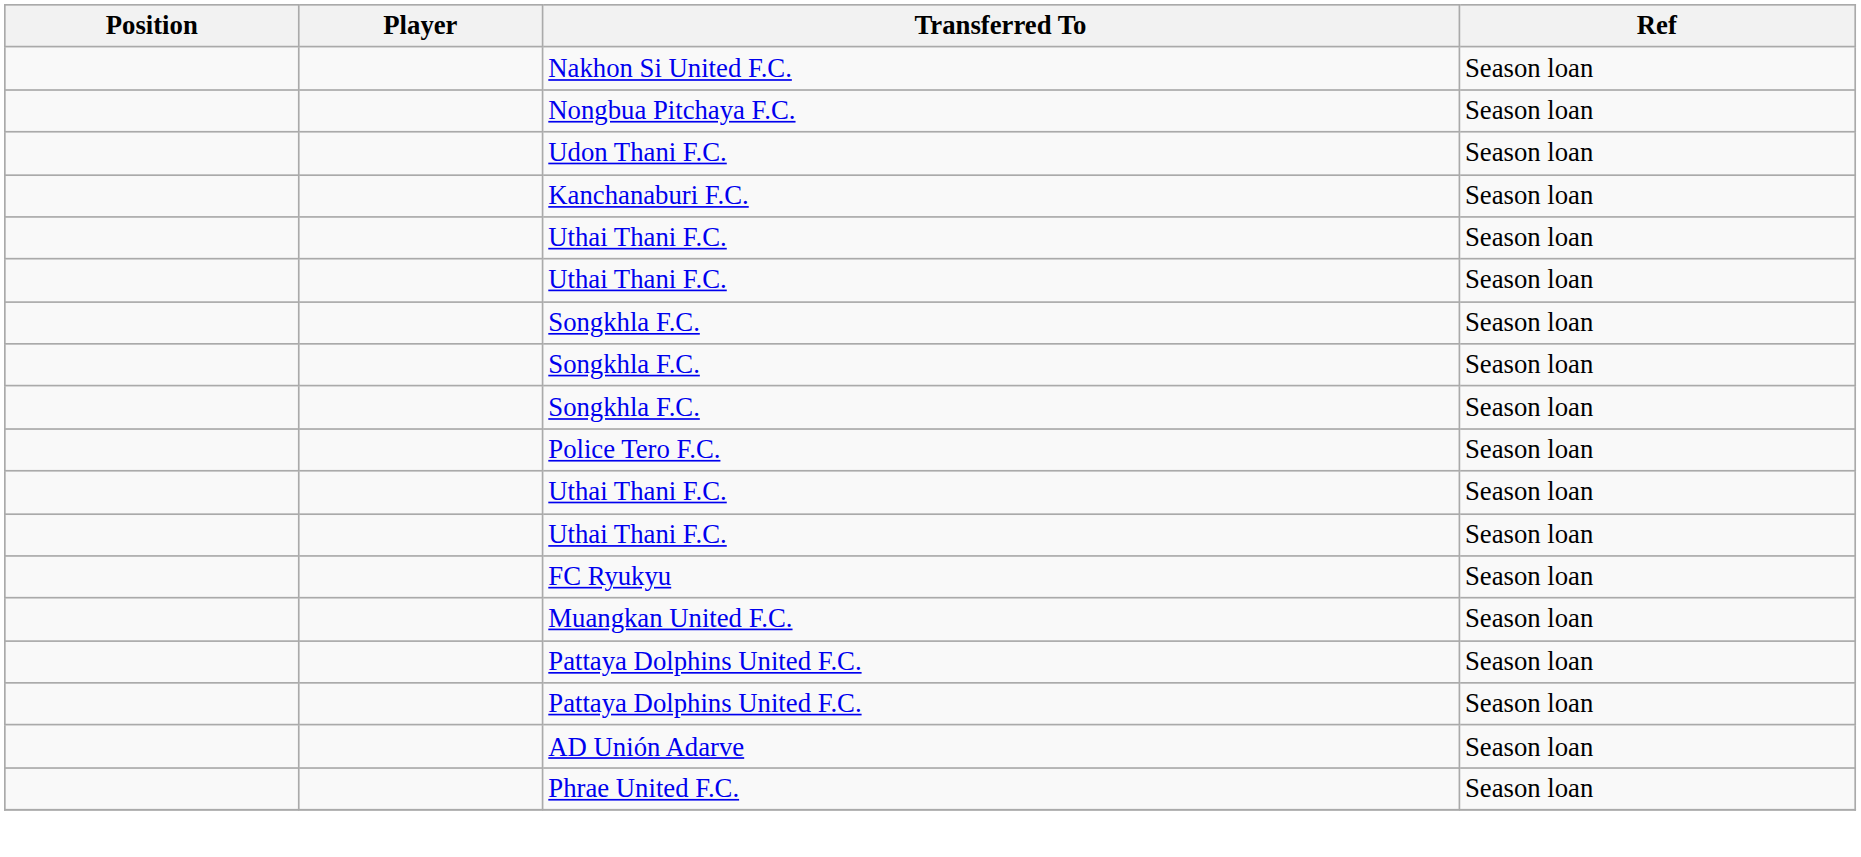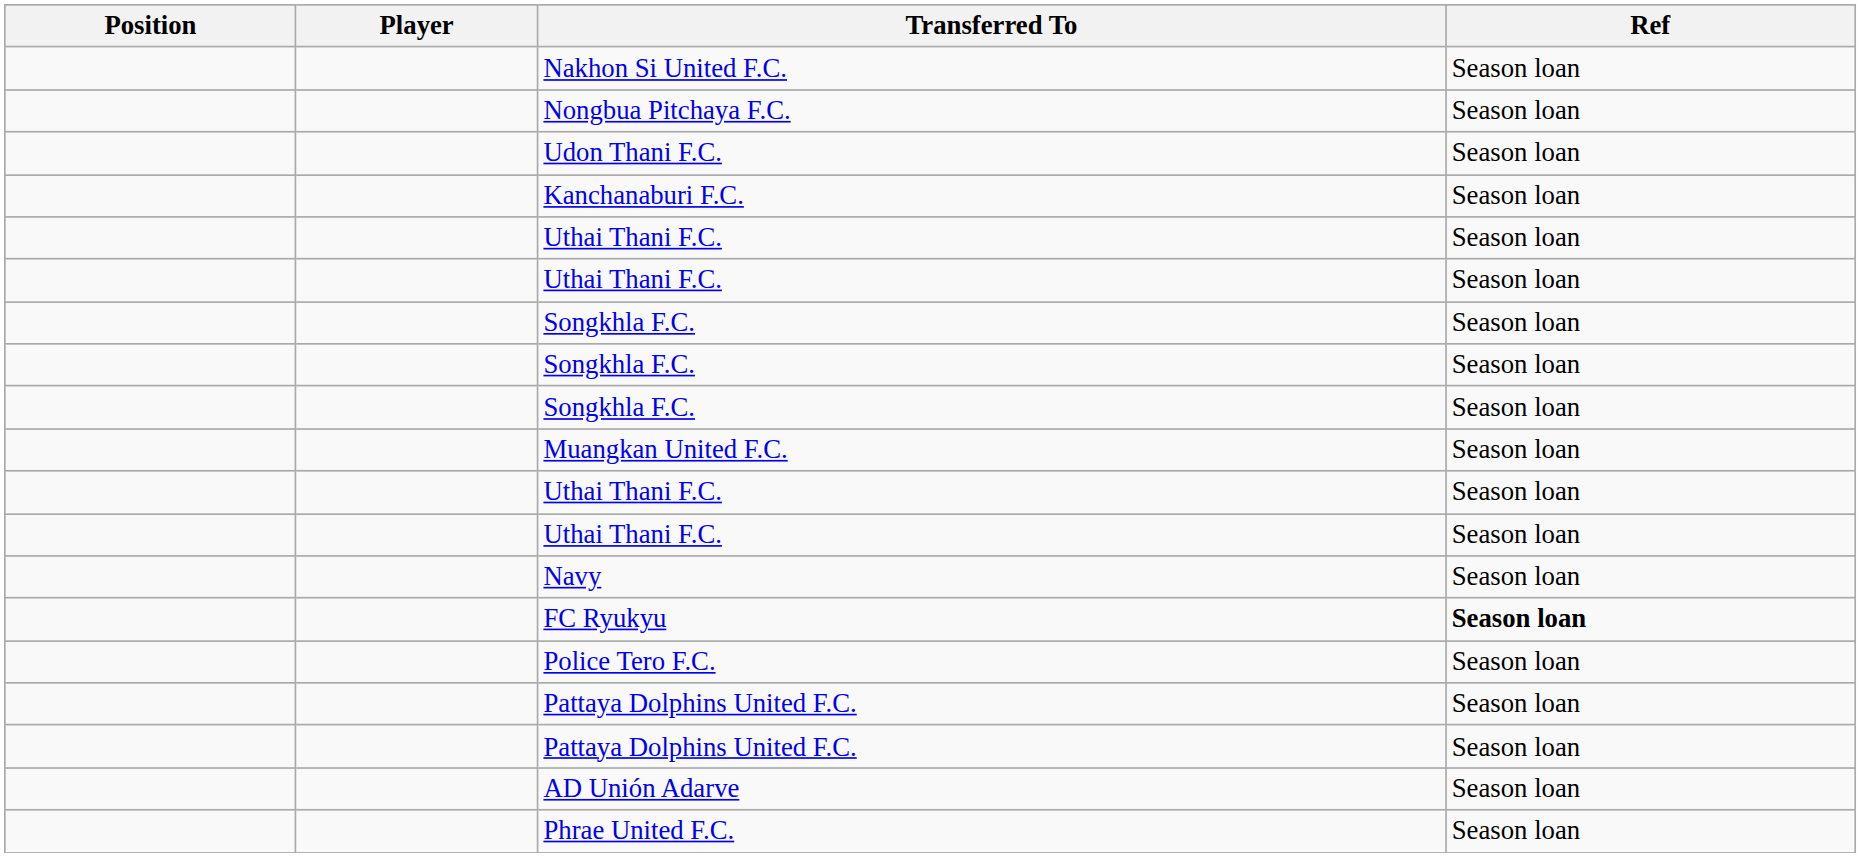rows swapped: (152, 619) <-> (152, 450)
+ row: (150, 577)
(1529, 576) normal -> (1519, 618) bold
